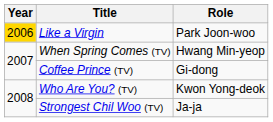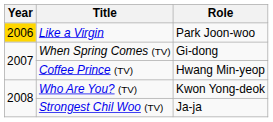(220, 51) Hwang Min-yeop -> (197, 51) Gi-dong
(197, 70) Gi-dong -> (220, 70) Hwang Min-yeop
